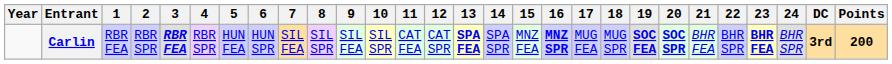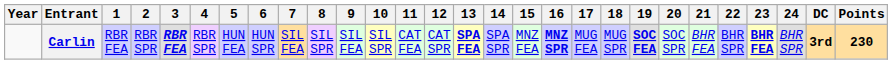(674, 42) bold -> (674, 42) normal
(862, 42) 200 -> (862, 42) 230
